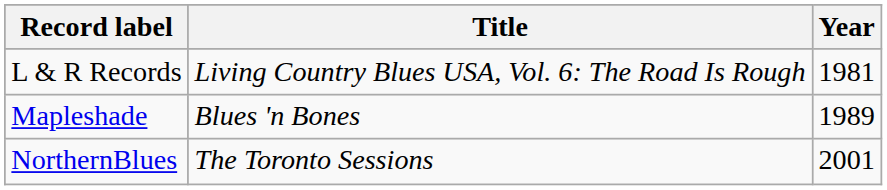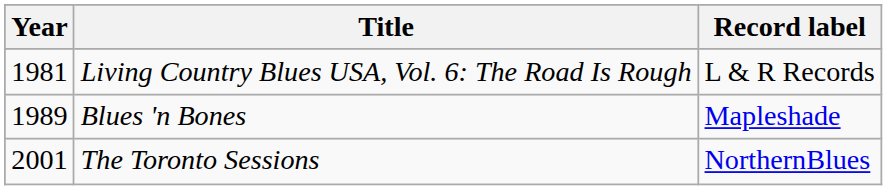columns swapped: (847, 26) <-> (96, 26)
